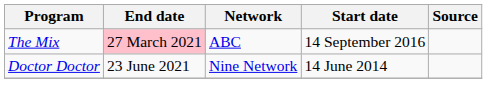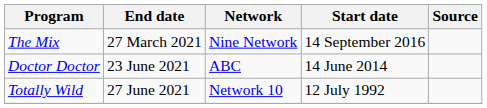(154, 41) pink background -> (154, 41) no background
(225, 41) ABC -> (253, 41) Nine Network
(253, 66) Nine Network -> (225, 66) ABC
+ row: (46, 90)
